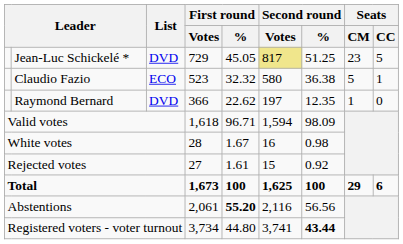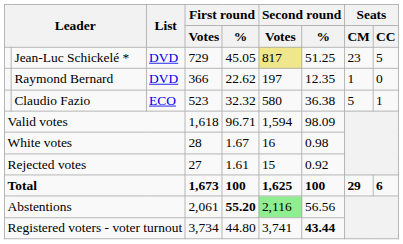rows swapped: (52, 79) <-> (64, 100)
(277, 206) no background -> (277, 206) lightgreen background
